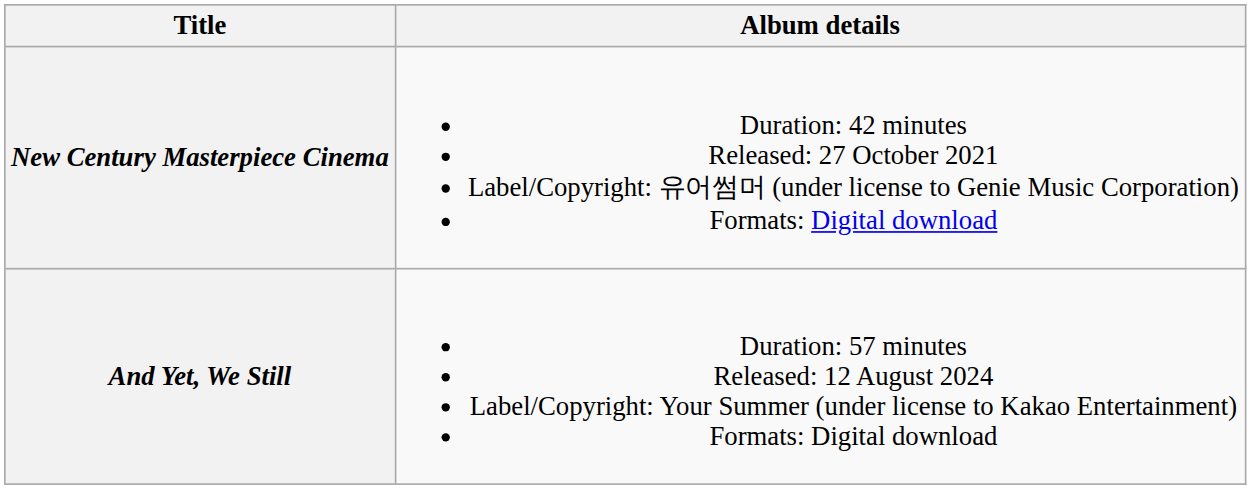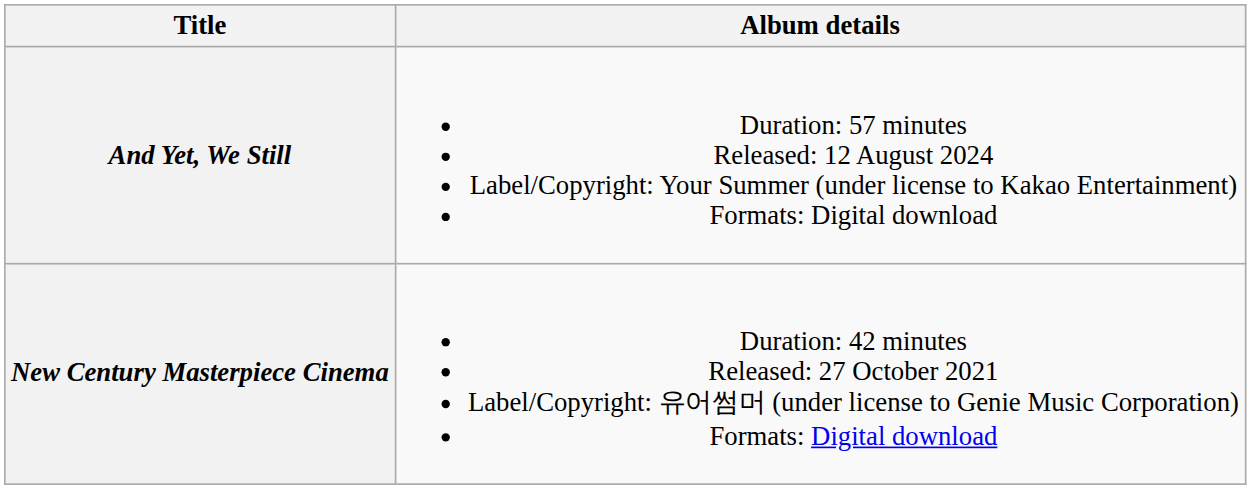rows swapped: (200, 157) <-> (200, 375)
